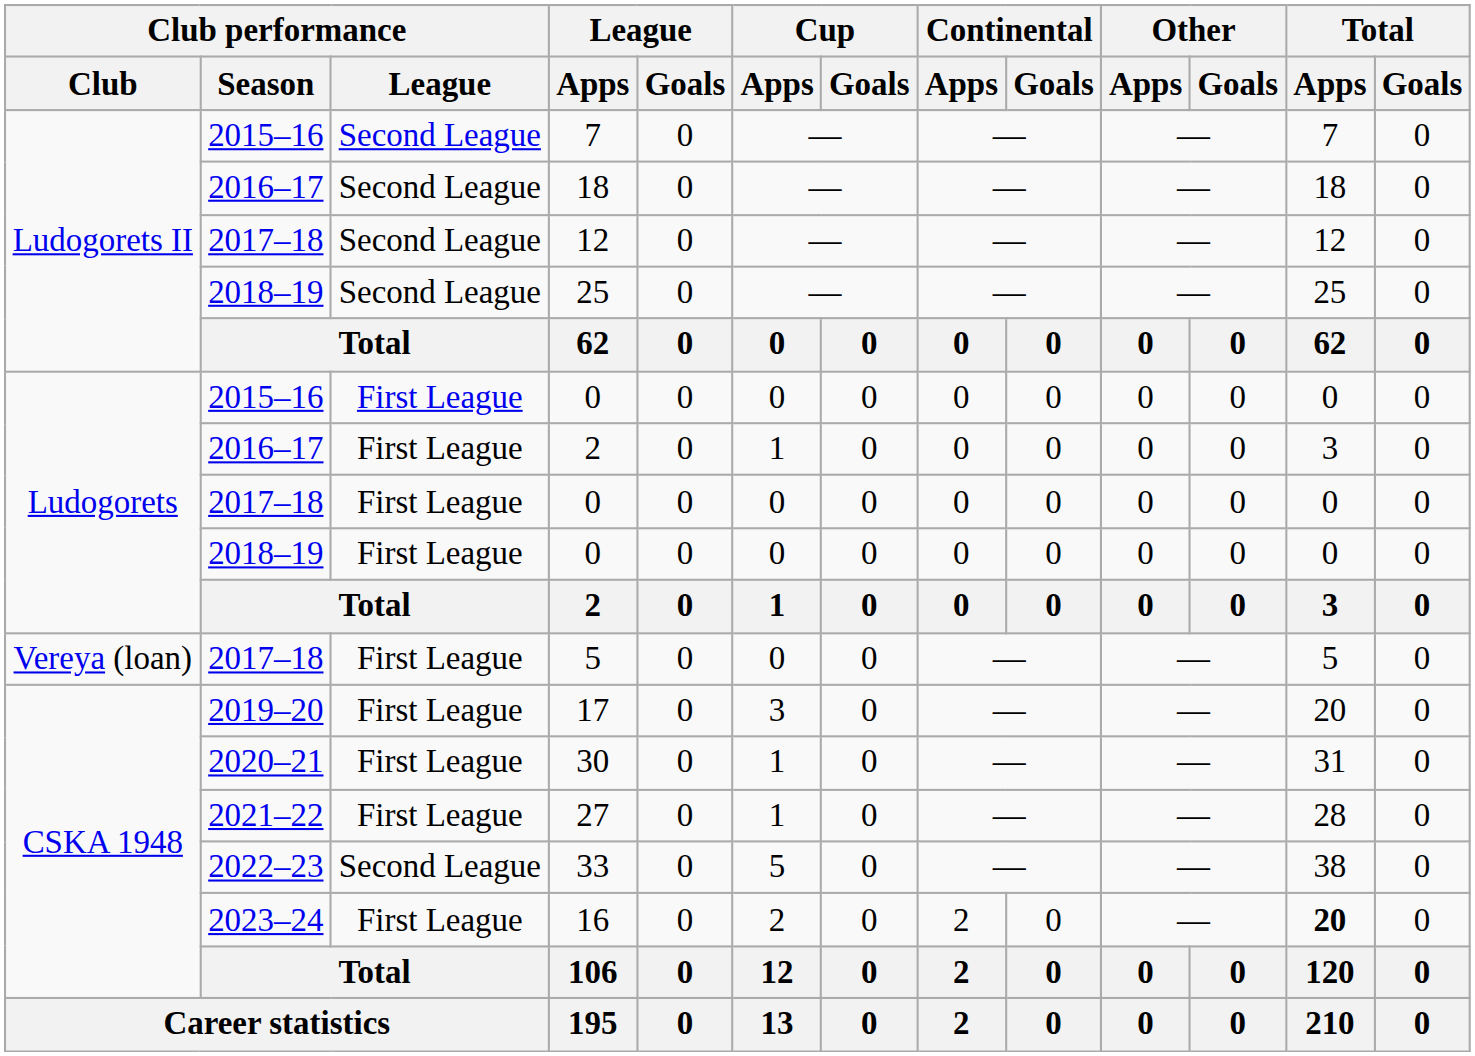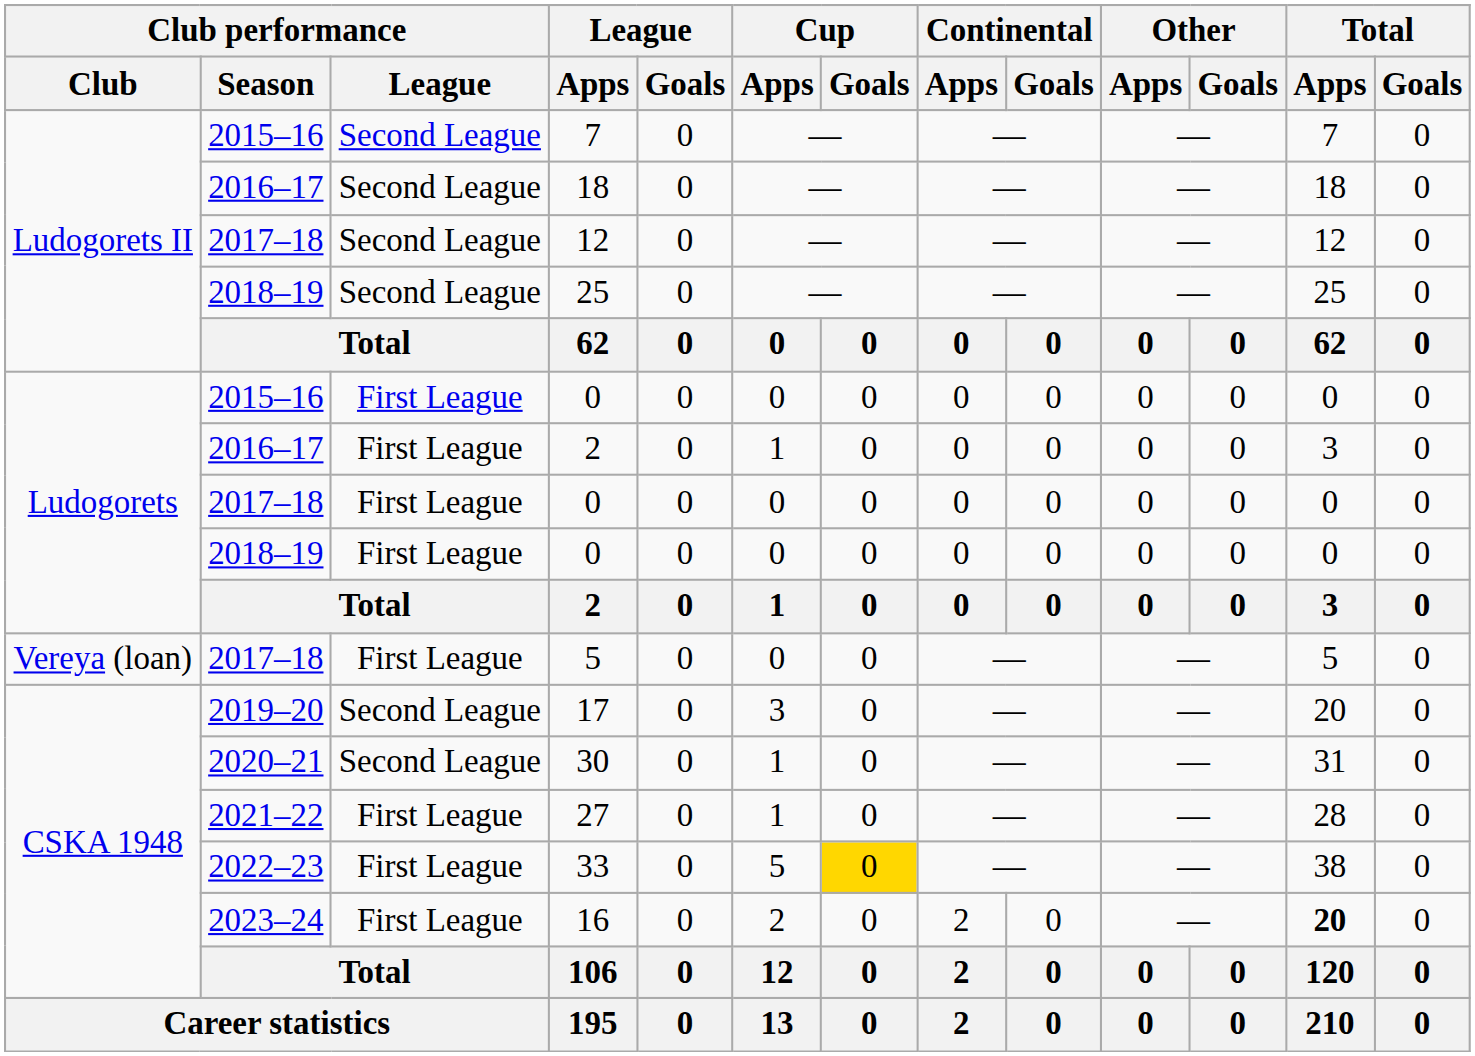(440, 710) First League -> (440, 710) Second League
(440, 762) First League -> (440, 762) Second League
(440, 866) Second League -> (440, 866) First League
(869, 866) no background -> (869, 866) gold background
